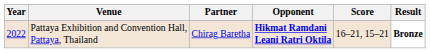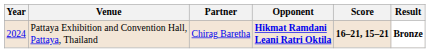(16, 34) 2022 -> (16, 34) 2024
(362, 34) normal -> (362, 34) bold
